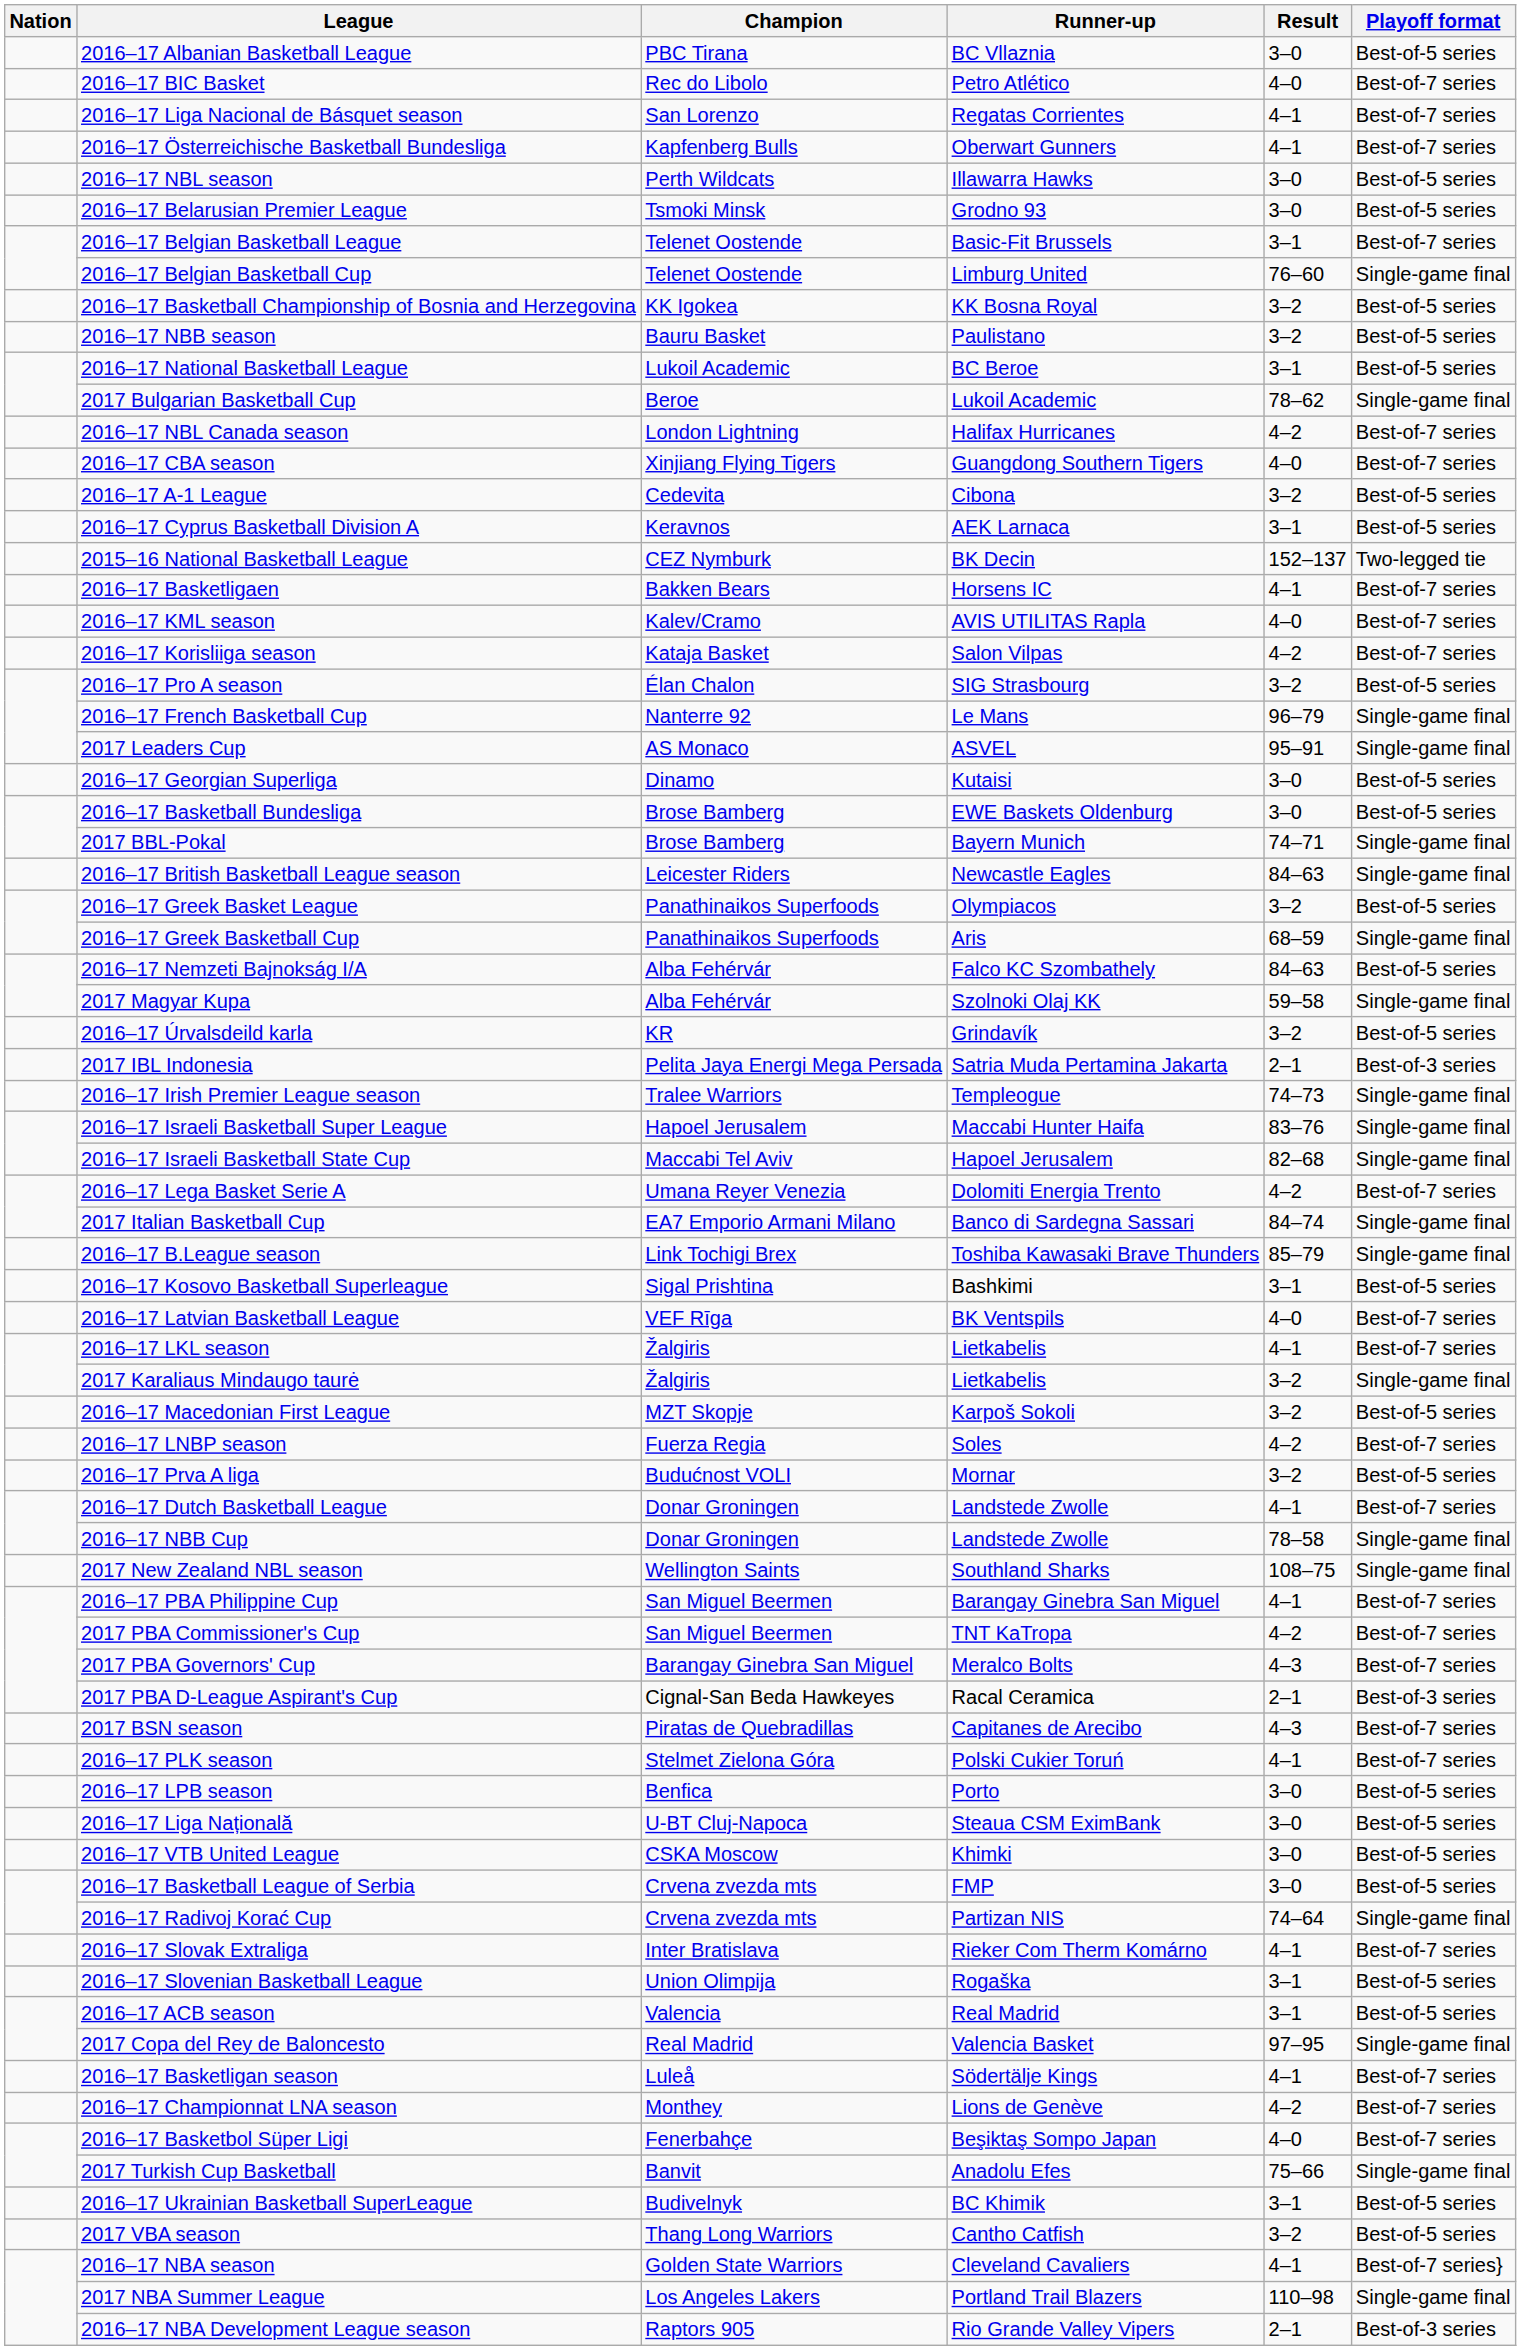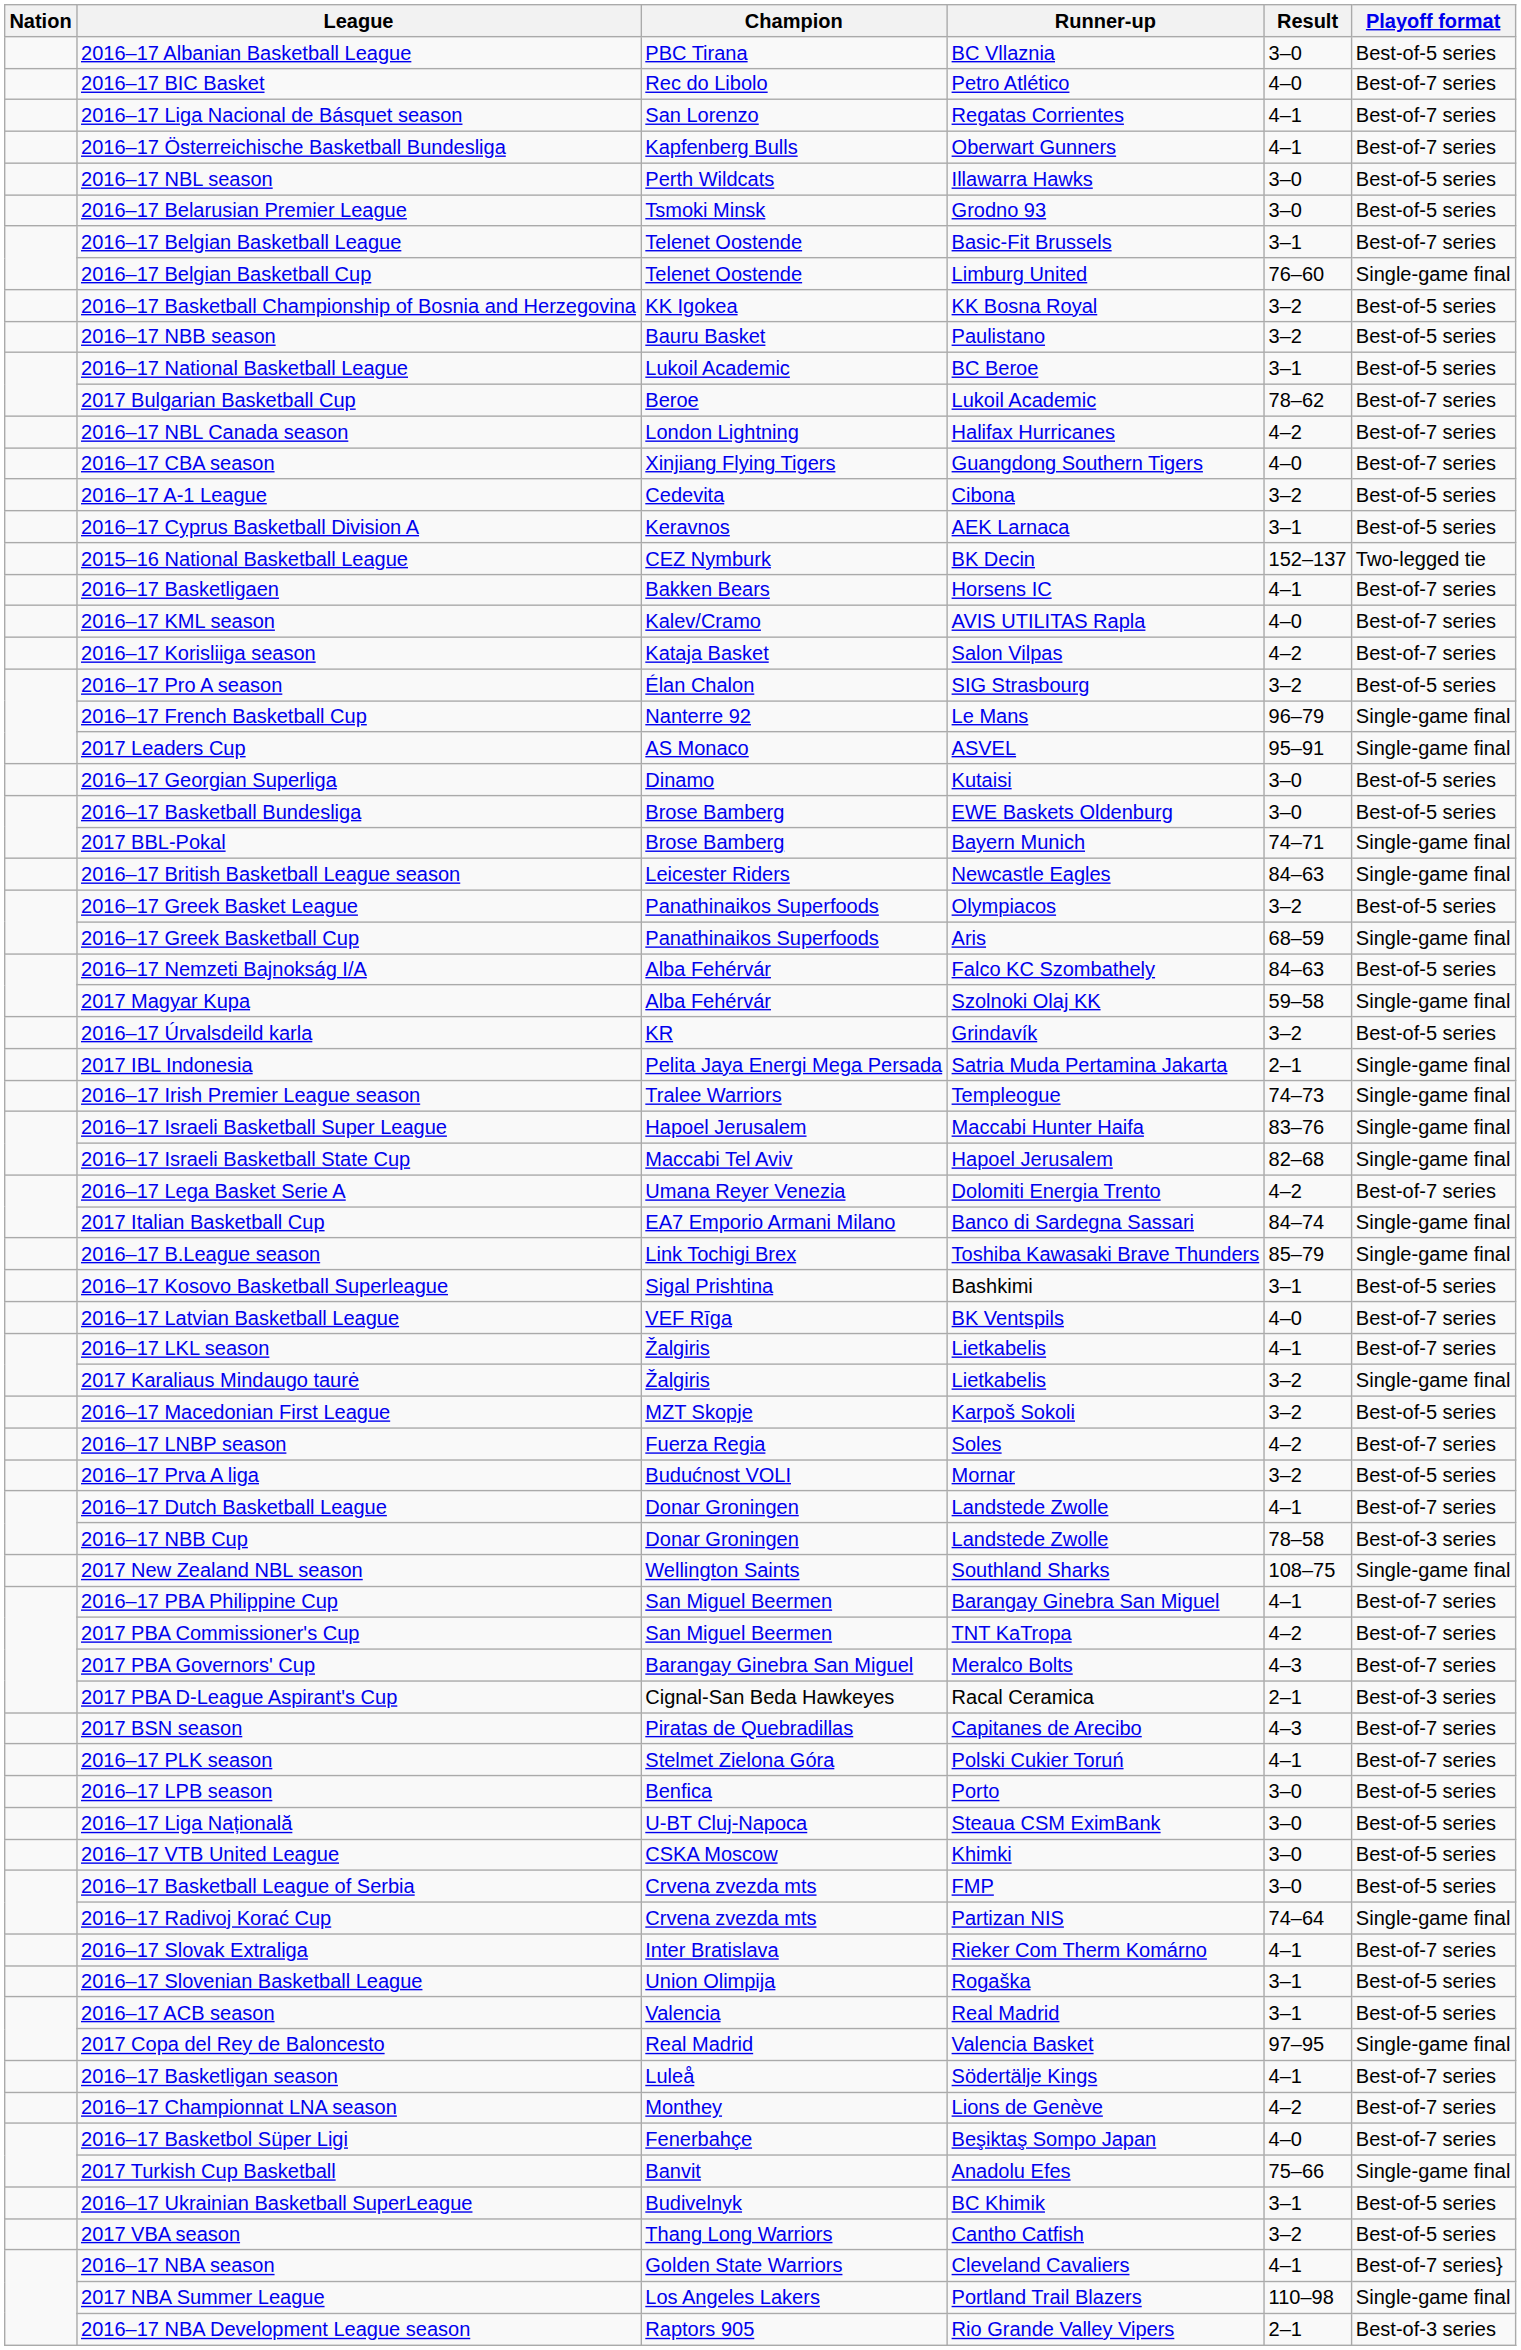(1433, 400) Single-game final -> (1426, 400) Best-of-7 series
(1426, 1064) Best-of-3 series -> (1433, 1064) Single-game final
(1433, 1539) Single-game final -> (1426, 1539) Best-of-3 series
